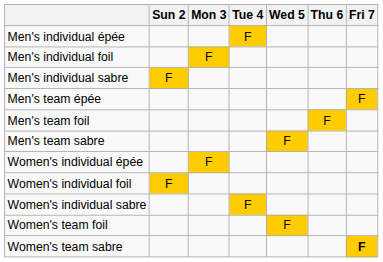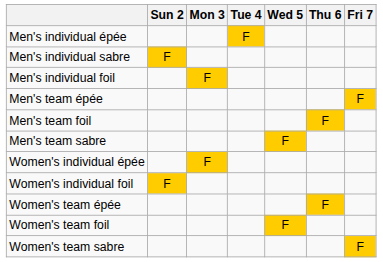rows swapped: (60, 57) <-> (68, 78)
- row: (77, 204)
+ row: (65, 204)
(362, 246) bold -> (360, 246) normal
